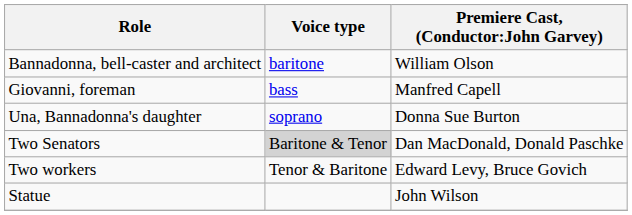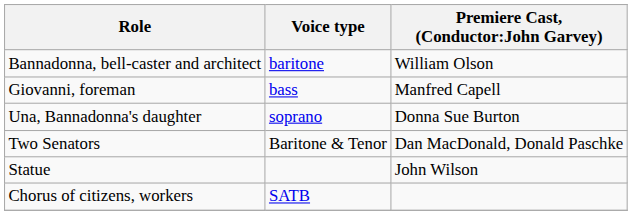(328, 143) lightgrey background -> (328, 143) no background
- row: (52, 169)
+ row: (101, 196)
